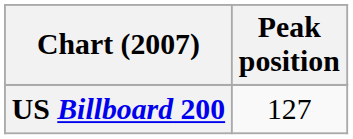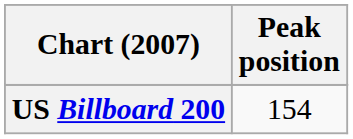(289, 108) 127 -> (289, 108) 154
